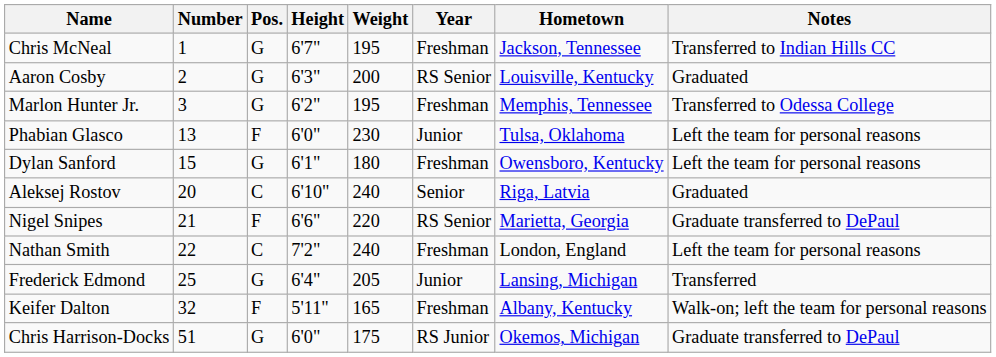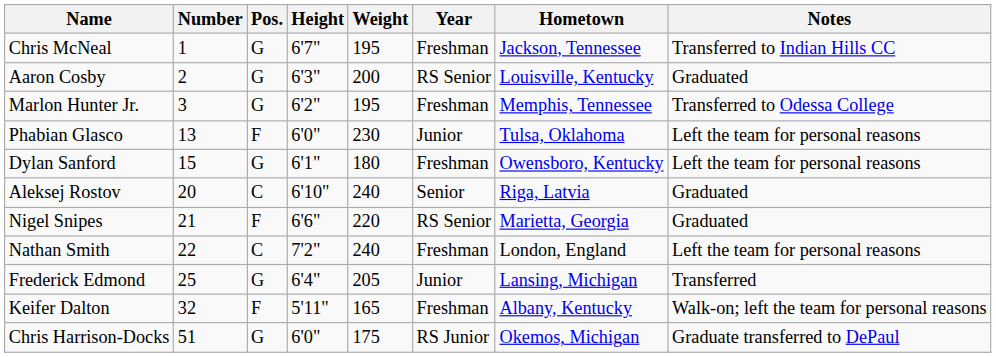(786, 221) Graduate transferred to DePaul -> (710, 221) Graduated
